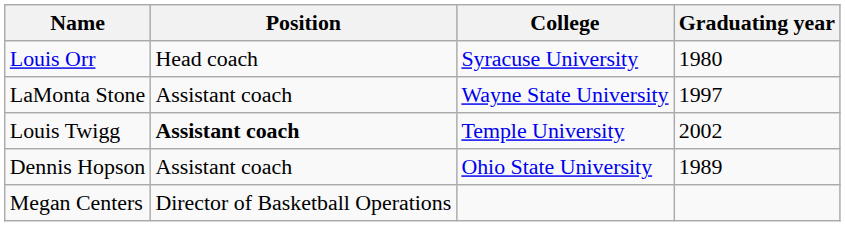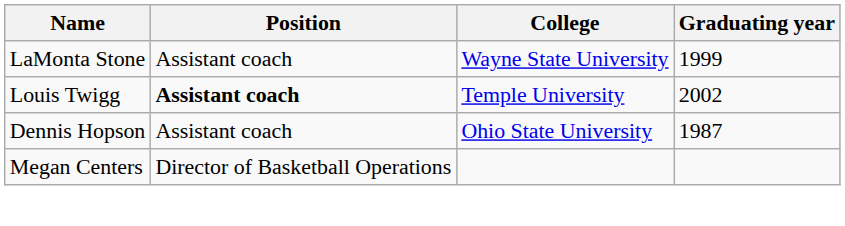- row: (53, 58)
(701, 94) 1997 -> (701, 58) 1999
(701, 167) 1989 -> (701, 131) 1987
